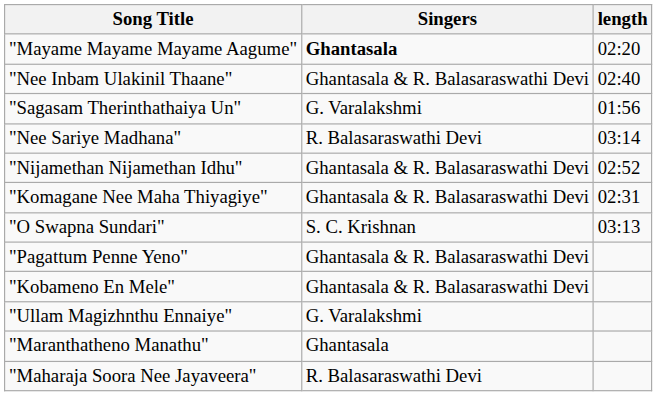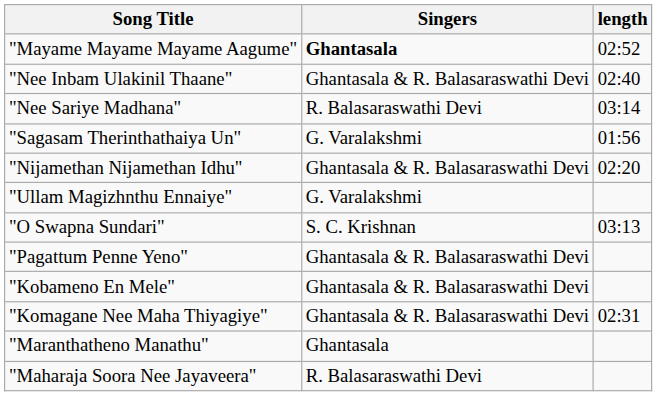(619, 49) 02:20 -> (619, 49) 02:52
rows swapped: (95, 138) <-> (125, 108)
(619, 167) 02:52 -> (619, 167) 02:20
rows swapped: (138, 197) <-> (121, 316)
